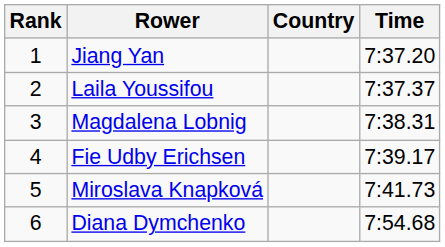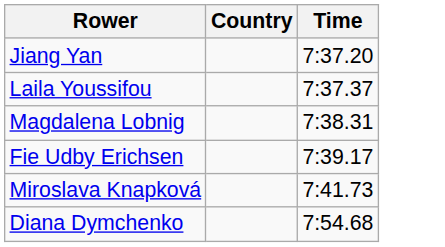- column: (36, 21)
